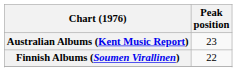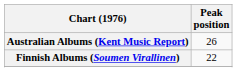(211, 41) 23 -> (211, 41) 26
